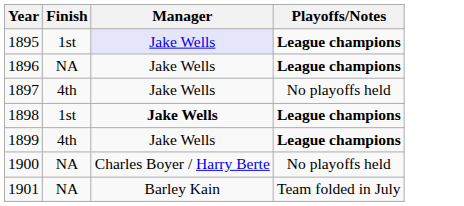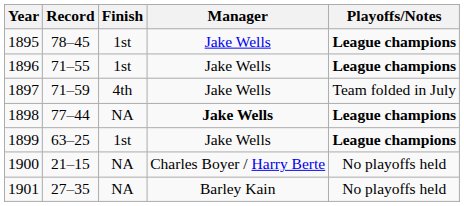+ column: (70, 16)
(182, 41) lavender background -> (238, 41) no background
(67, 66) NA -> (122, 66) 1st
(339, 90) No playoffs held -> (394, 90) Team folded in July
(67, 115) 1st -> (122, 115) NA
(67, 139) 4th -> (122, 139) 1st
(339, 189) Team folded in July -> (394, 189) No playoffs held
